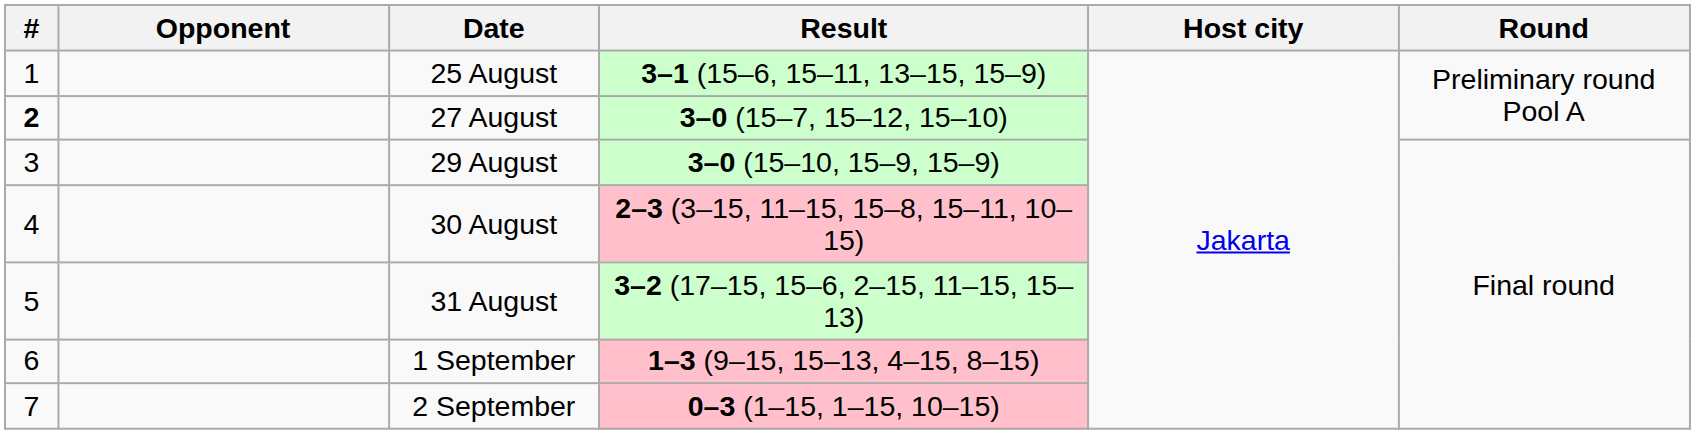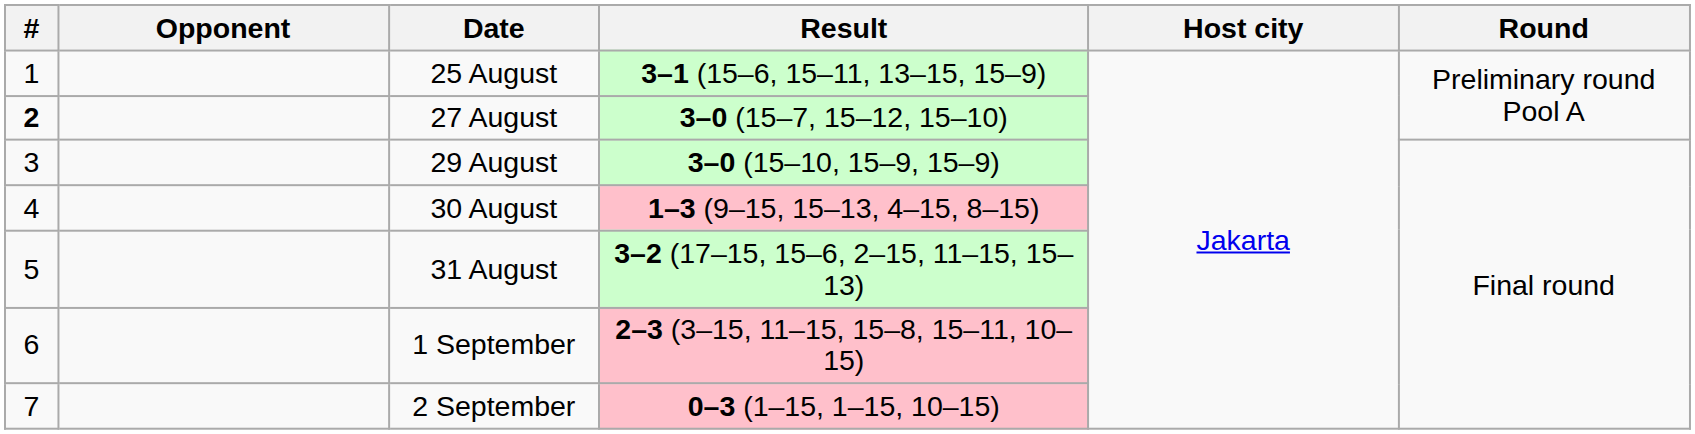(844, 224) 2–3 (3–15, 11–15, 15–8, 15–11, 10–15) -> (844, 208) 1–3 (9–15, 15–13, 4–15, 8–15)
(844, 362) 1–3 (9–15, 15–13, 4–15, 8–15) -> (844, 346) 2–3 (3–15, 11–15, 15–8, 15–11, 10–15)
